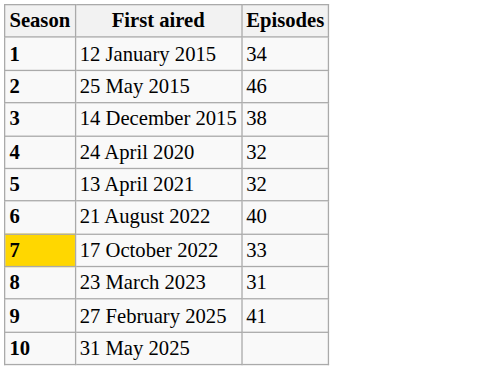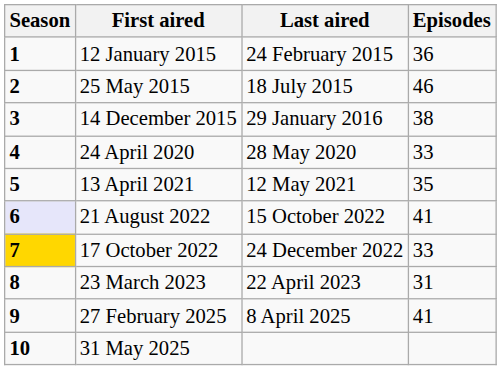+ column: (325, 20)
(257, 53) 34 -> (423, 53) 36
(257, 151) 32 -> (423, 151) 33
(257, 184) 32 -> (423, 184) 35
(15, 217) no background -> (15, 217) lavender background
(257, 217) 40 -> (423, 217) 41
